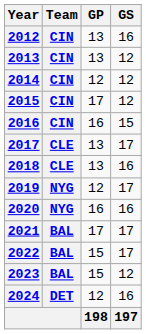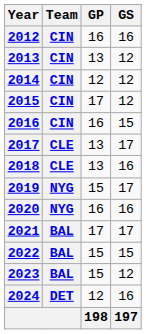(96, 37) 13 -> (96, 37) 16
(96, 188) 12 -> (96, 188) 15
(126, 253) 17 -> (126, 253) 15
